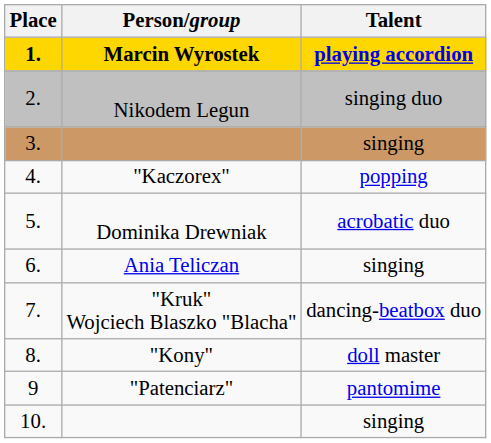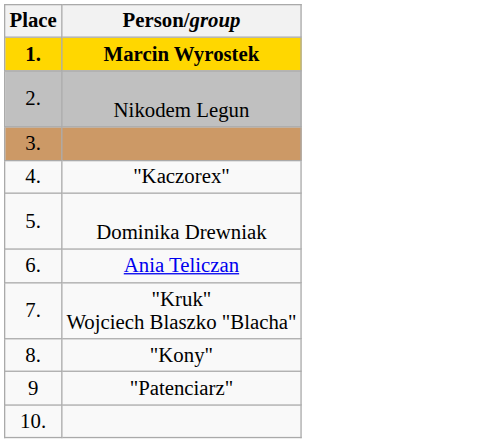- column: (394, 20)
